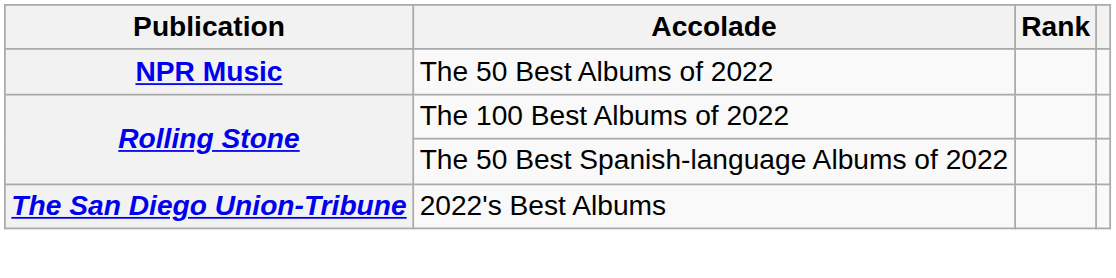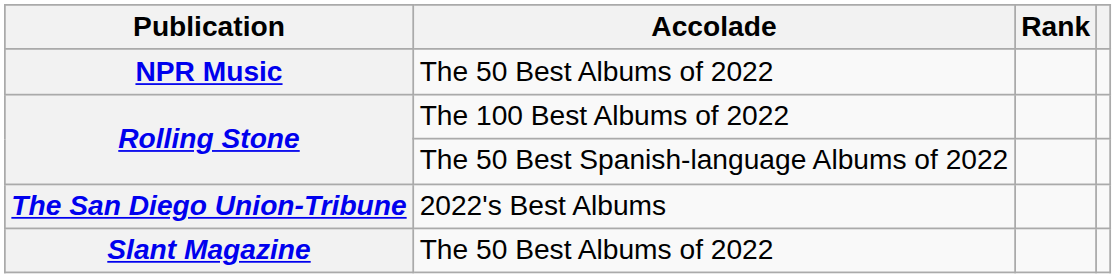+ row: (209, 250)
